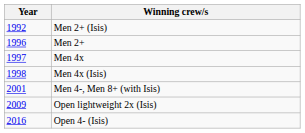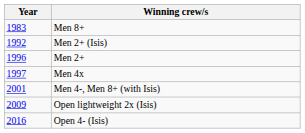+ row: (69, 27)
- row: (80, 74)
